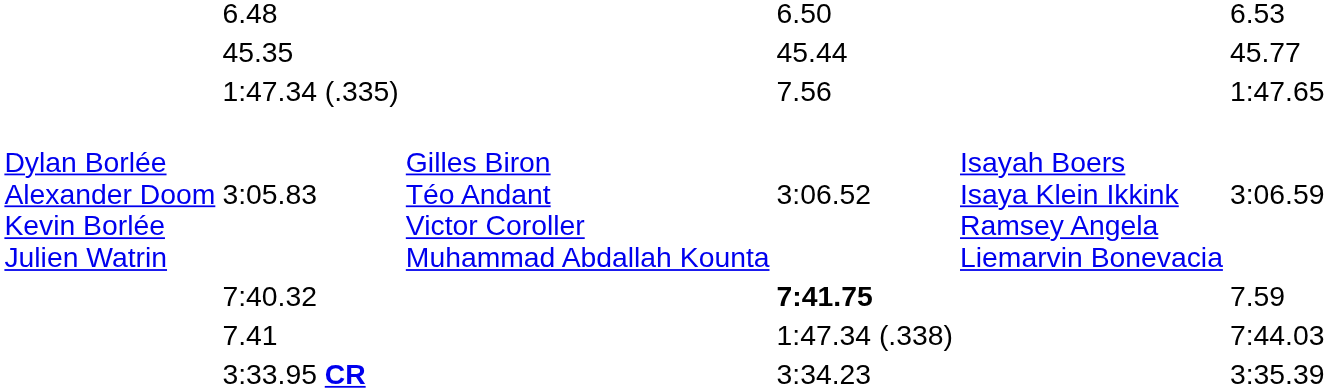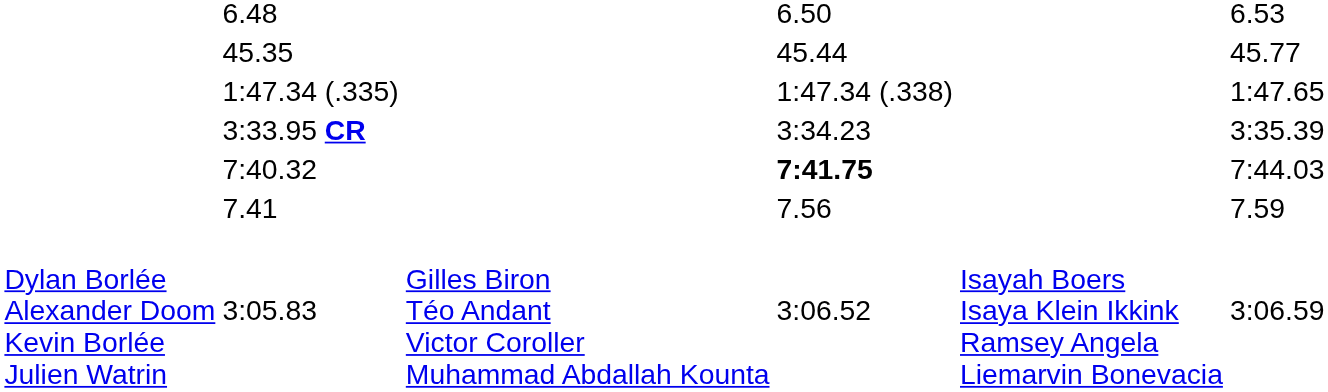(804, 91) 7.56 -> (865, 91) 1:47.34 (.338)
rows swapped: (294, 374) <-> (270, 194)
(1258, 297) 7.59 -> (1277, 169) 7:44.03
(865, 335) 1:47.34 (.338) -> (804, 208) 7.56
(1277, 335) 7:44.03 -> (1258, 208) 7.59
